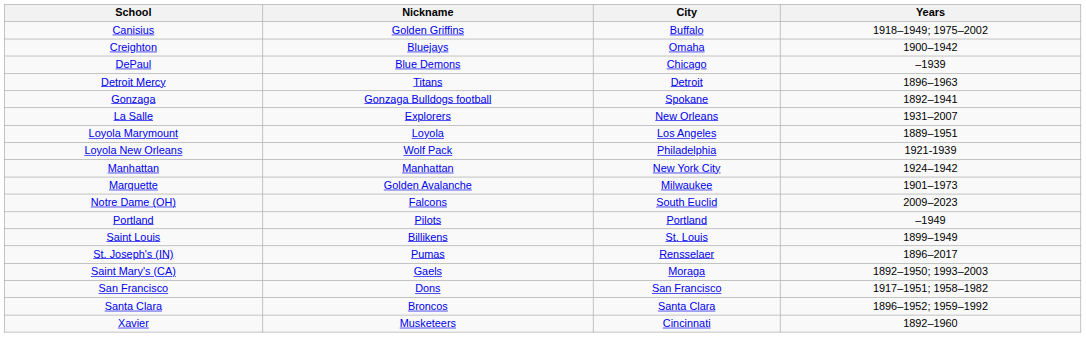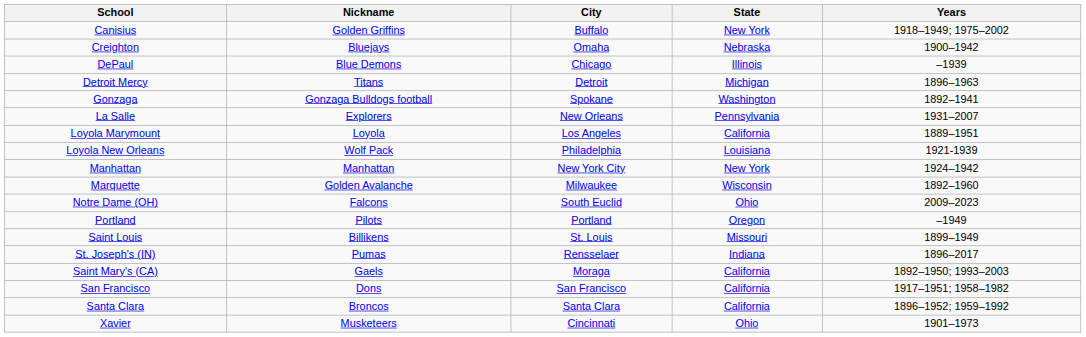+ column: (747, 13)
(930, 185) 1901–1973 -> (951, 185) 1892–1960
(930, 323) 1892–1960 -> (951, 323) 1901–1973
